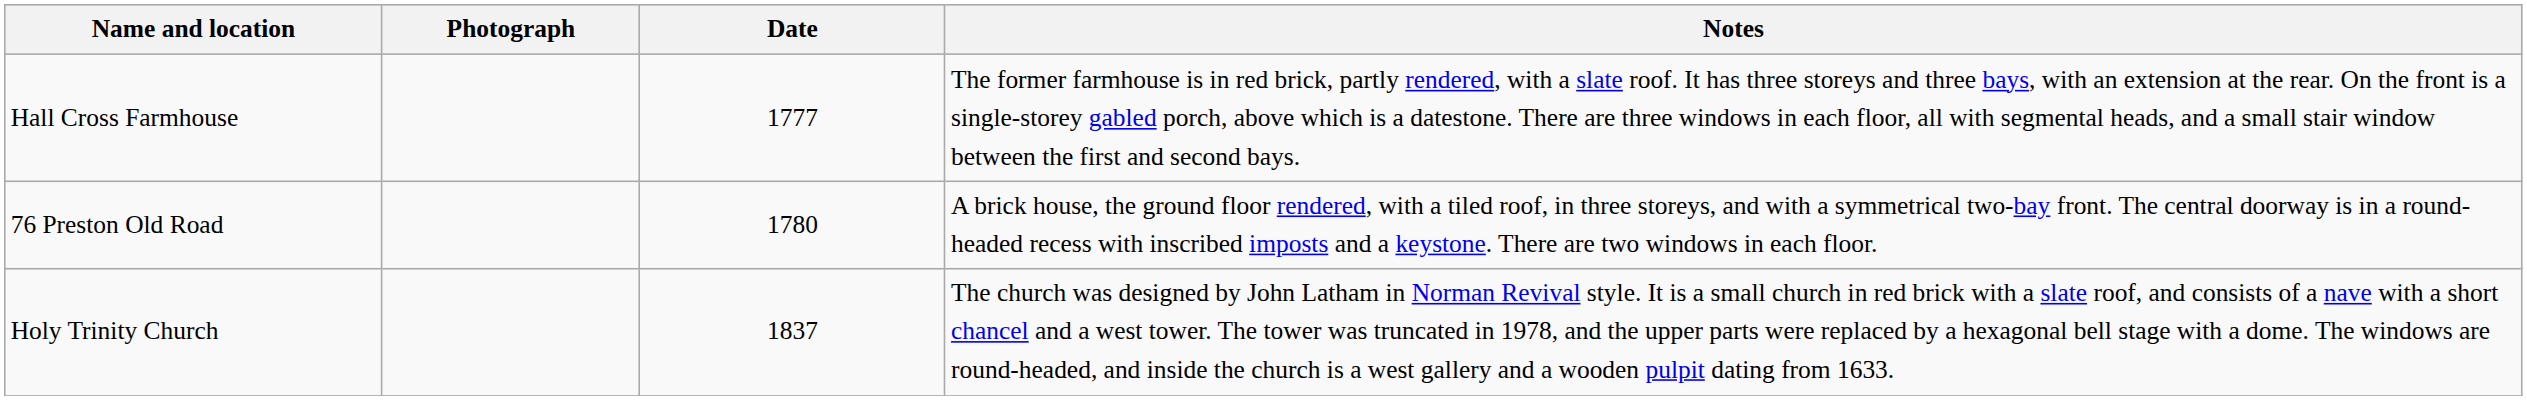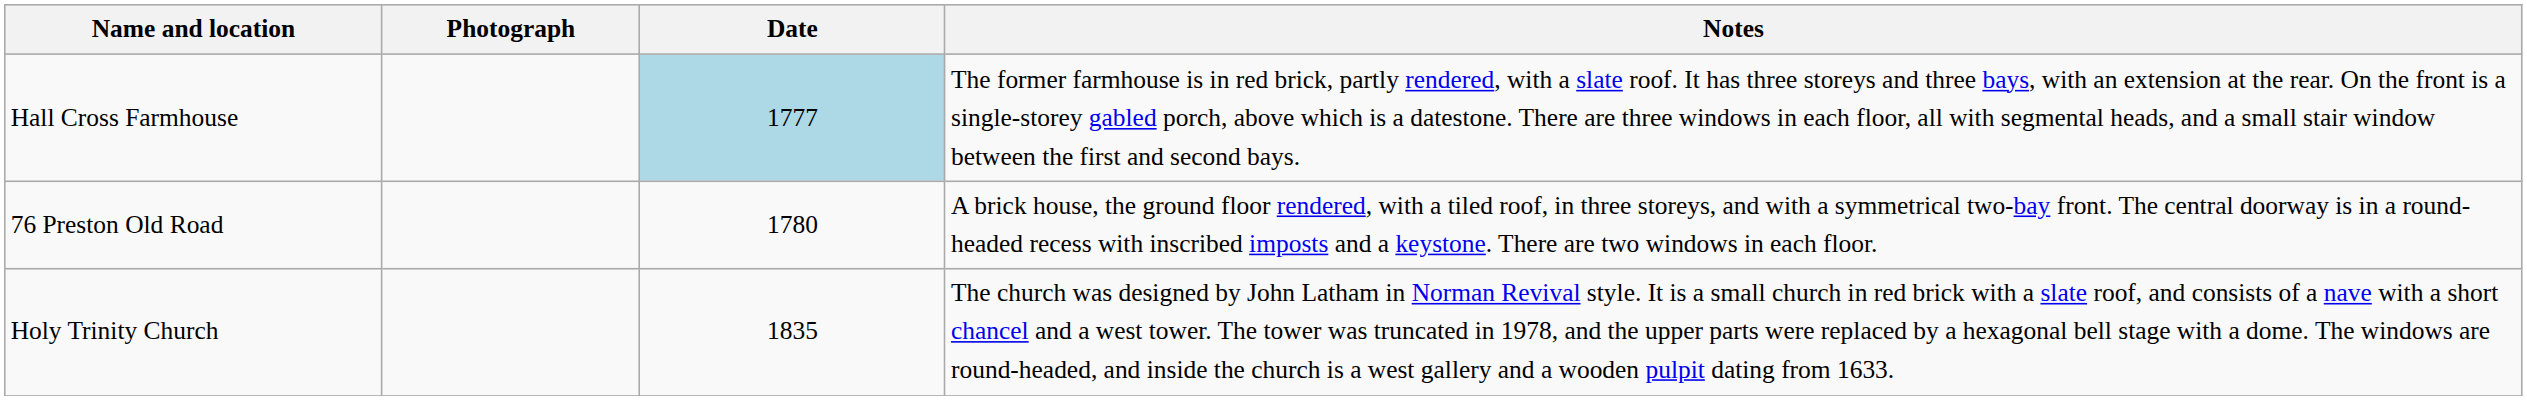(792, 117) no background -> (792, 117) lightblue background
(792, 331) 1837 -> (792, 331) 1835
